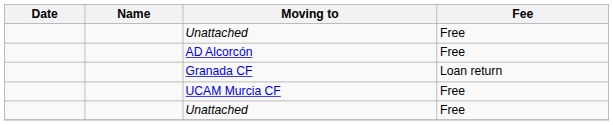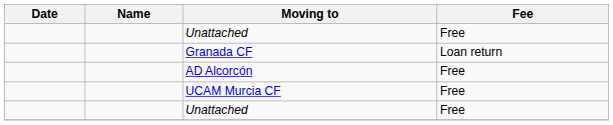rows swapped: (219, 71) <-> (219, 52)
